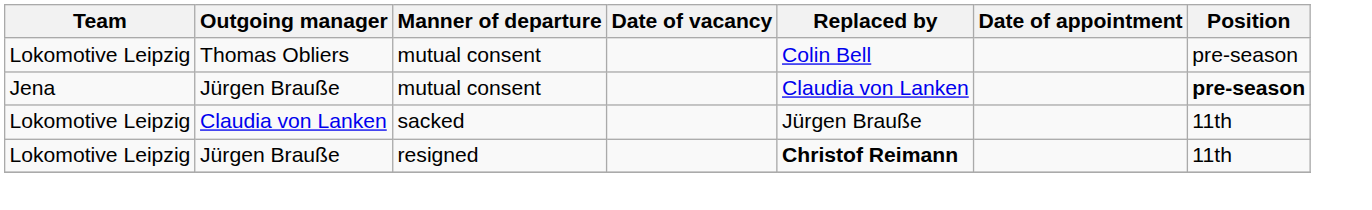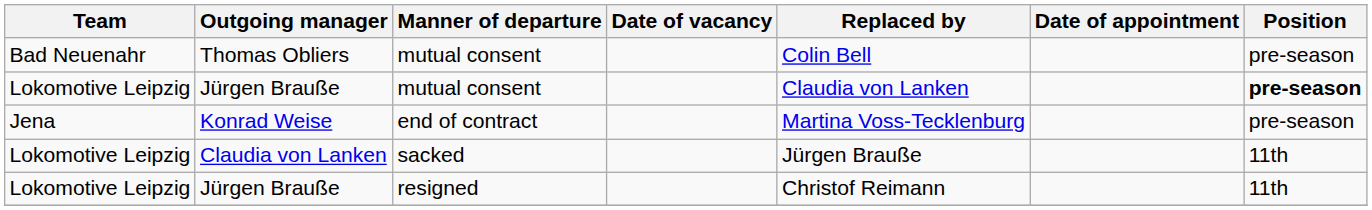(100, 54) Lokomotive Leipzig -> (78, 54) Bad Neuenahr
(32, 88) Jena -> (100, 88) Lokomotive Leipzig
+ row: (266, 121)
(870, 155) bold -> (864, 188) normal
